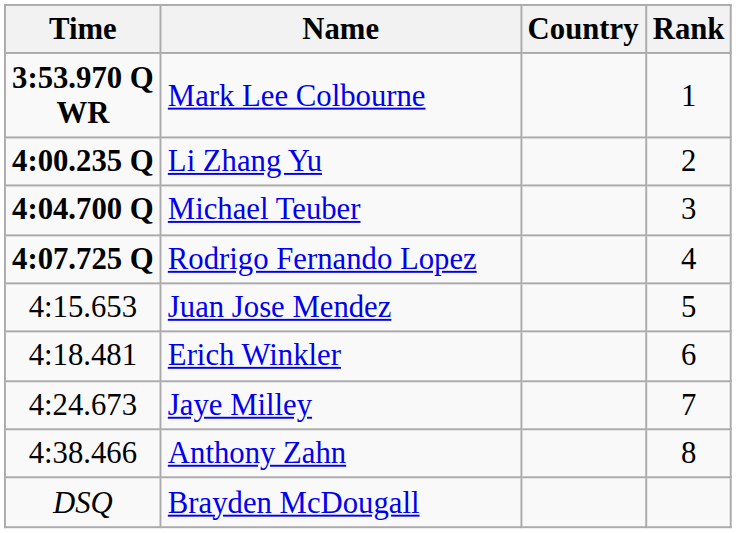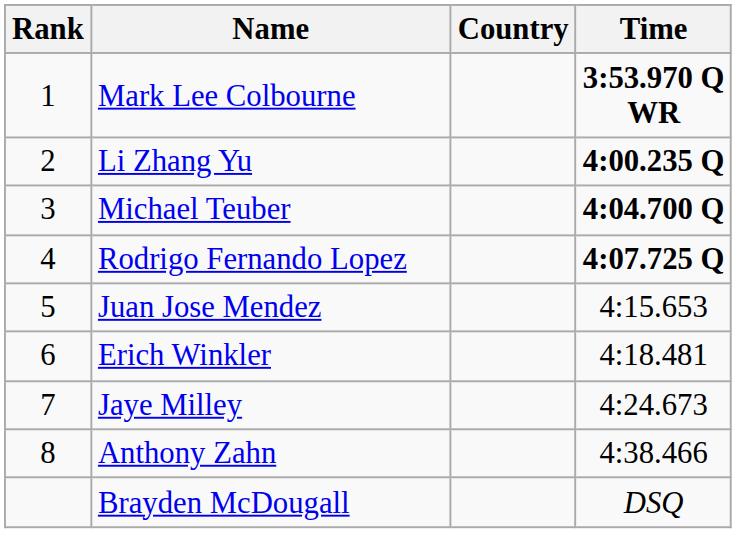columns swapped: (689, 28) <-> (83, 28)
